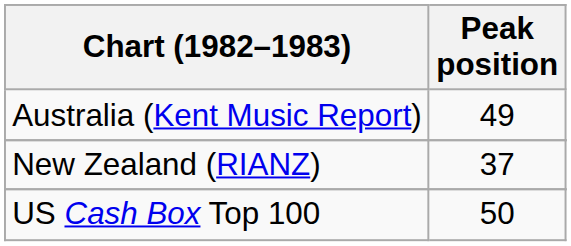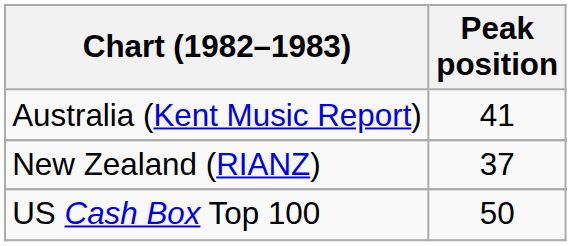(497, 114) 49 -> (497, 114) 41
